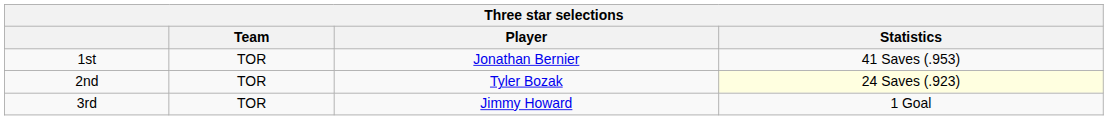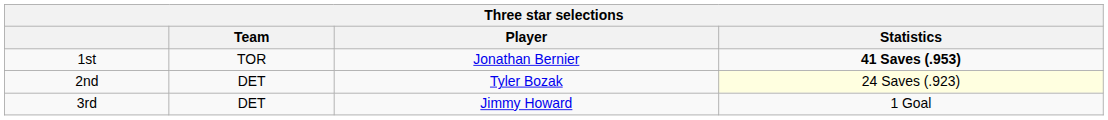(911, 59) normal -> (911, 59) bold
(252, 81) TOR -> (252, 81) DET
(252, 103) TOR -> (252, 103) DET
